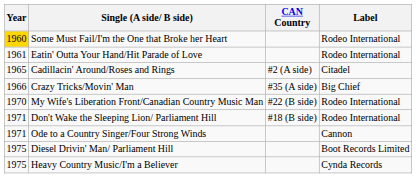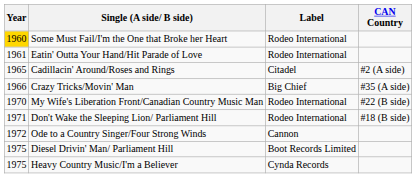columns swapped: (292, 17) <-> (365, 17)
(17, 133) 1971 -> (17, 133) 1972
